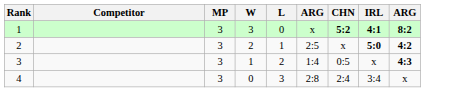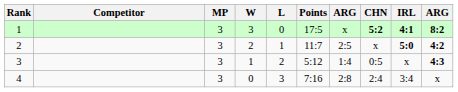+ column: (313, 12)
